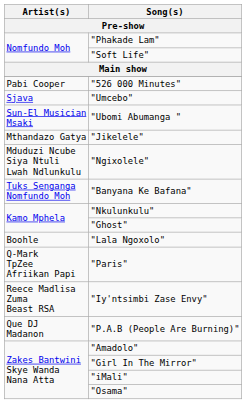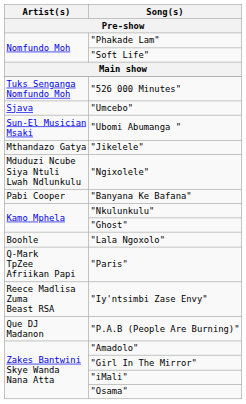(36, 84) Pabi Cooper -> (41, 89) Tuks Senganga Nomfundo Moh
(41, 191) Tuks Senganga Nomfundo Moh -> (36, 196) Pabi Cooper
